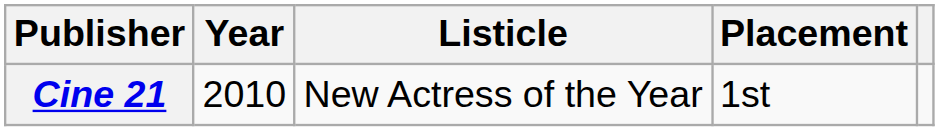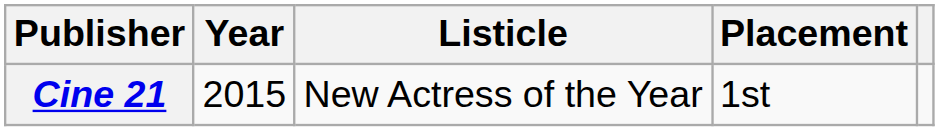(244, 93) 2010 -> (244, 93) 2015
